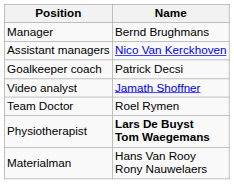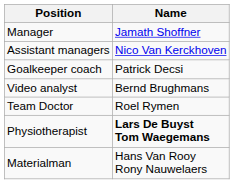(162, 32) Bernd Brughmans -> (158, 32) Jamath Shoffner
(158, 87) Jamath Shoffner -> (162, 87) Bernd Brughmans
